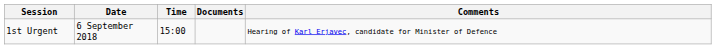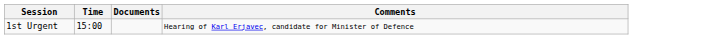- column: (116, 11)
